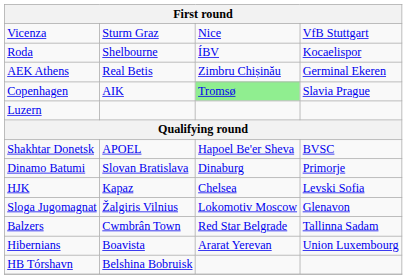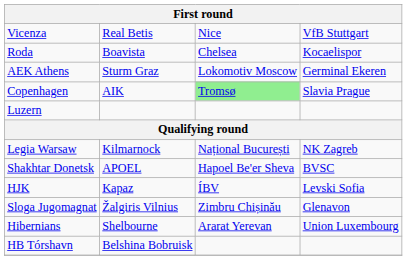(130, 33) Sturm Graz -> (127, 33) Real Betis
(130, 52) Shelbourne -> (124, 52) Boavista
(209, 52) ÍBV -> (217, 52) Chelsea
(127, 71) Real Betis -> (130, 71) Sturm Graz
(239, 71) Zimbru Chișinău -> (248, 71) Lokomotiv Moscow
+ row: (42, 149)
- row: (46, 168)
(217, 187) Chelsea -> (209, 187) ÍBV
(248, 206) Lokomotiv Moscow -> (239, 206) Zimbru Chișinău
- row: (25, 226)
(124, 245) Boavista -> (130, 226) Shelbourne
